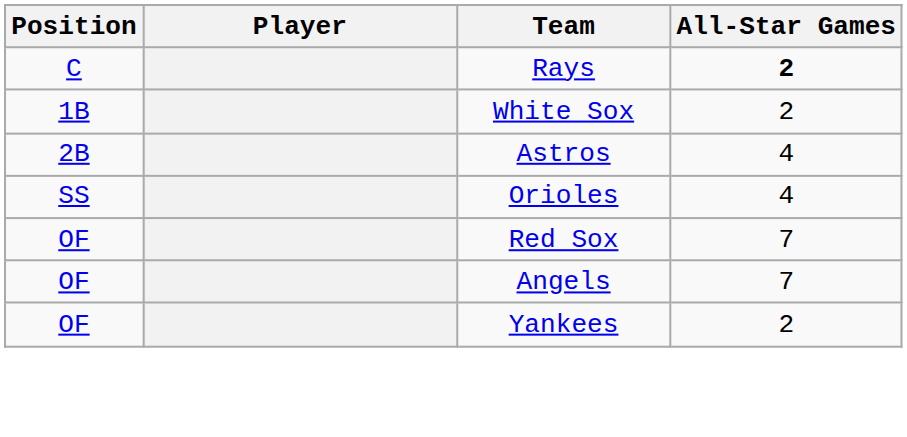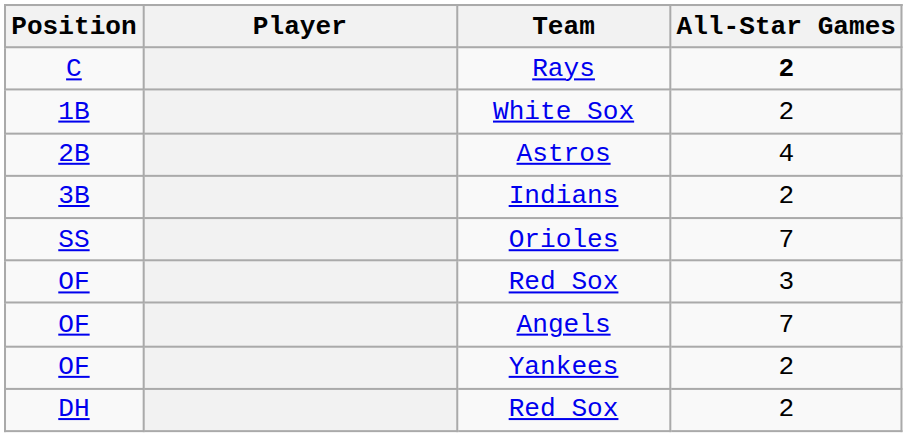+ row: (74, 197)
(786, 197) 4 -> (786, 239) 7
(786, 239) 7 -> (786, 282) 3
+ row: (74, 410)
